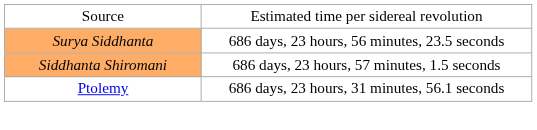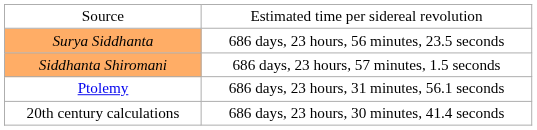+ row: (103, 112)
